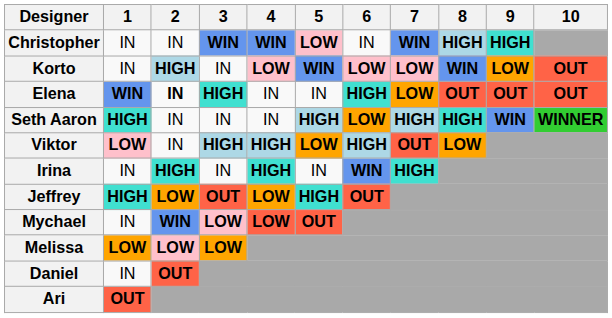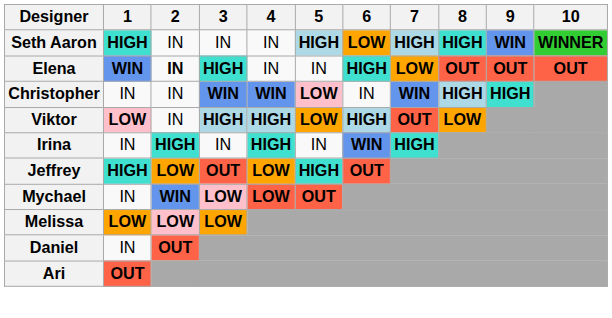rows swapped: (54, 119) <-> (54, 42)
- row: (54, 68)
